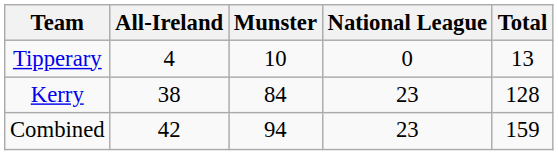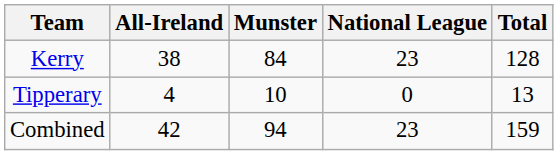rows swapped: (57, 94) <-> (57, 58)
